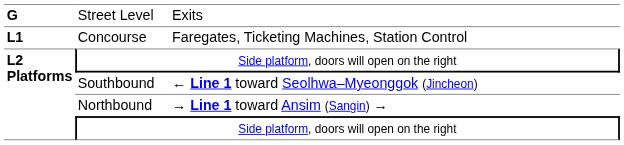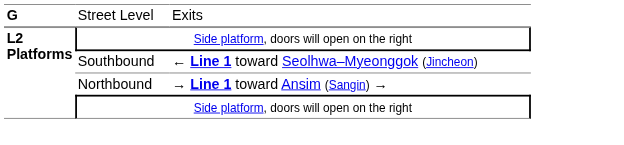- row: (112, 37)
